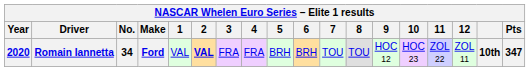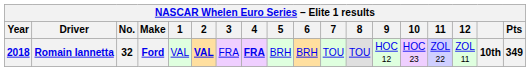(18, 52) 2020 -> (18, 52) 2018
(127, 52) 34 -> (127, 52) 32
(254, 52) normal -> (254, 52) bold
(514, 52) 347 -> (514, 52) 349
